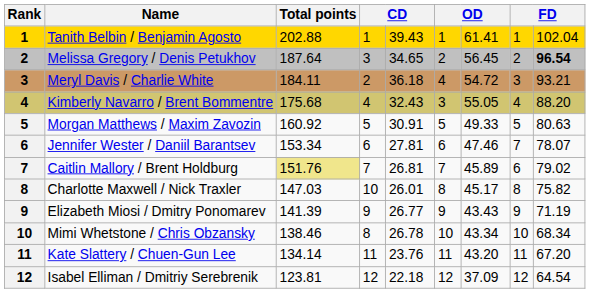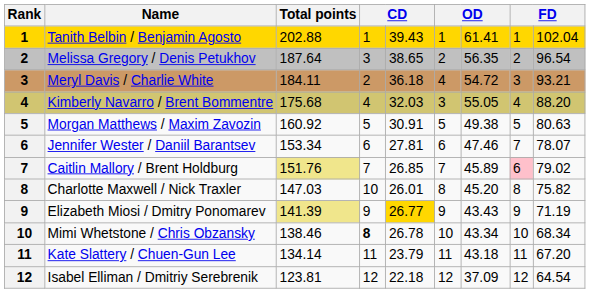(406, 59) 34.65 -> (406, 59) 38.65
(481, 59) 56.45 -> (481, 59) 56.35
(554, 59) bold -> (554, 59) normal
(406, 102) 32.43 -> (406, 102) 32.03
(481, 124) 49.33 -> (481, 124) 49.38
(406, 168) 26.81 -> (406, 168) 26.85
(517, 168) no background -> (517, 168) pink background
(481, 189) 45.17 -> (481, 189) 45.20
(301, 211) no background -> (301, 211) khaki background
(406, 211) no background -> (406, 211) gold background
(367, 233) normal -> (367, 233) bold
(406, 255) 23.76 -> (406, 255) 23.79
(481, 255) 43.20 -> (481, 255) 43.18
